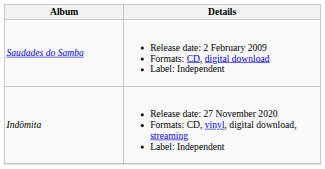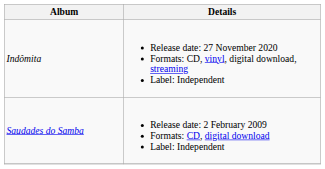rows swapped: (45, 53) <-> (24, 125)
